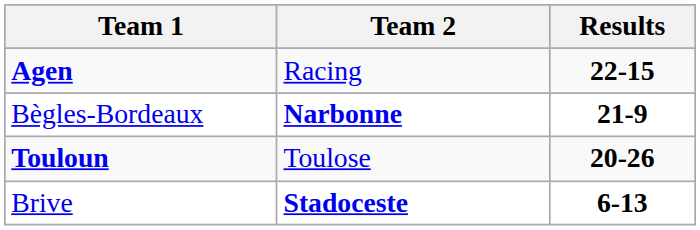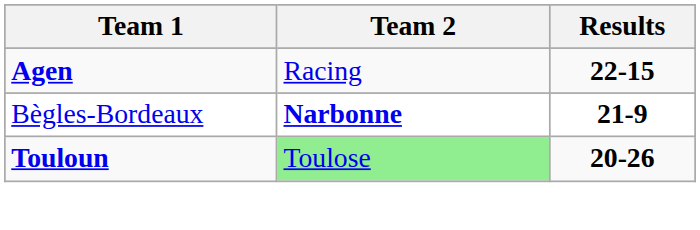(327, 158) no background -> (327, 158) lightgreen background
- row: (42, 202)
